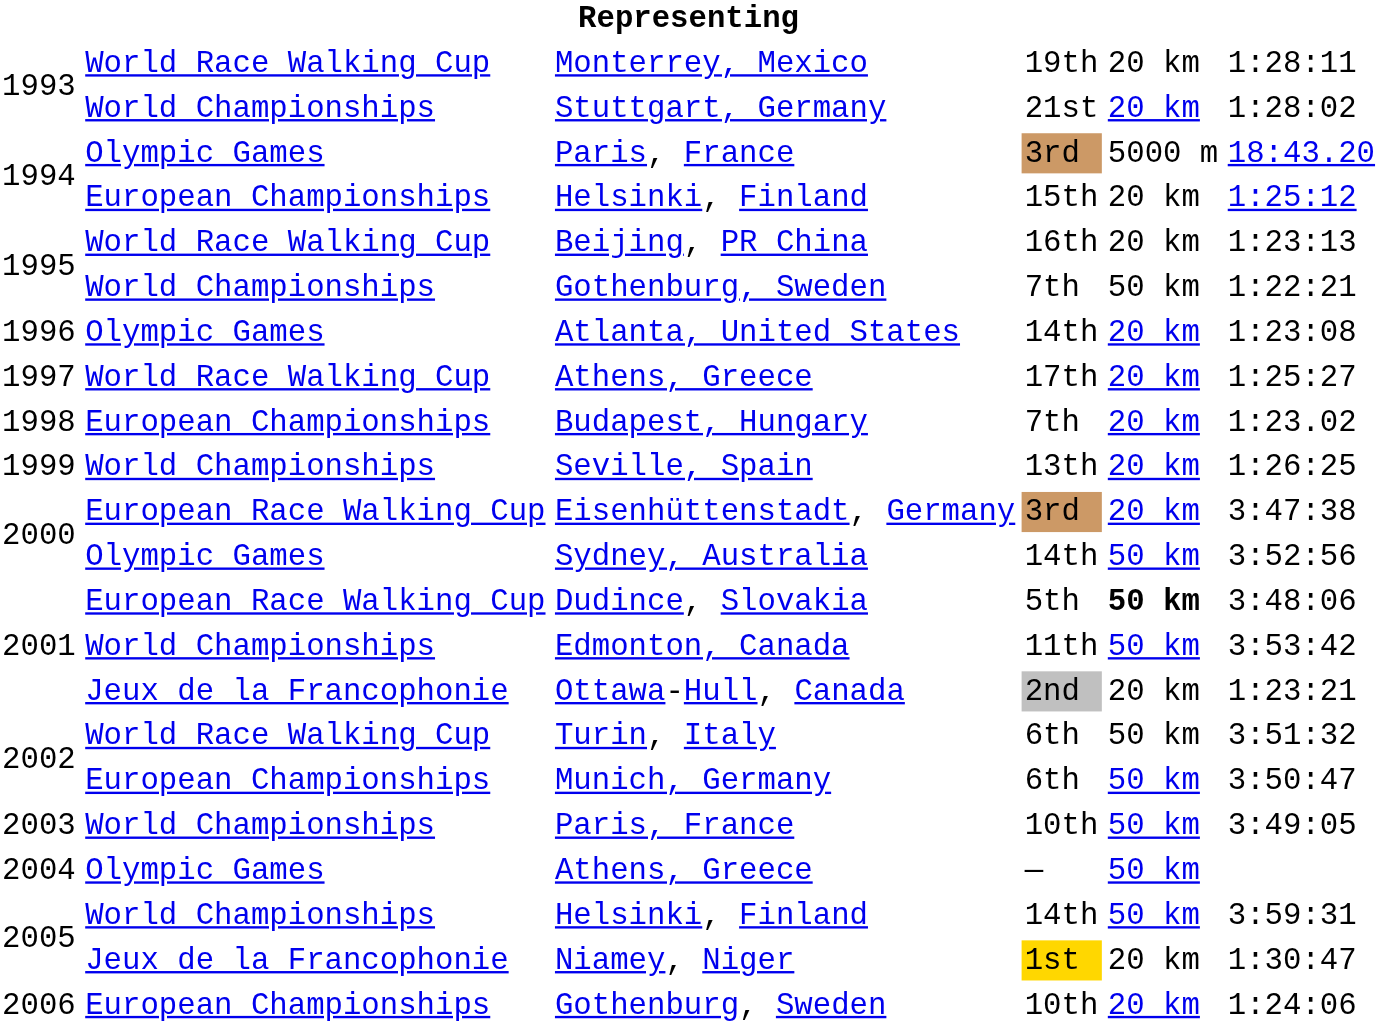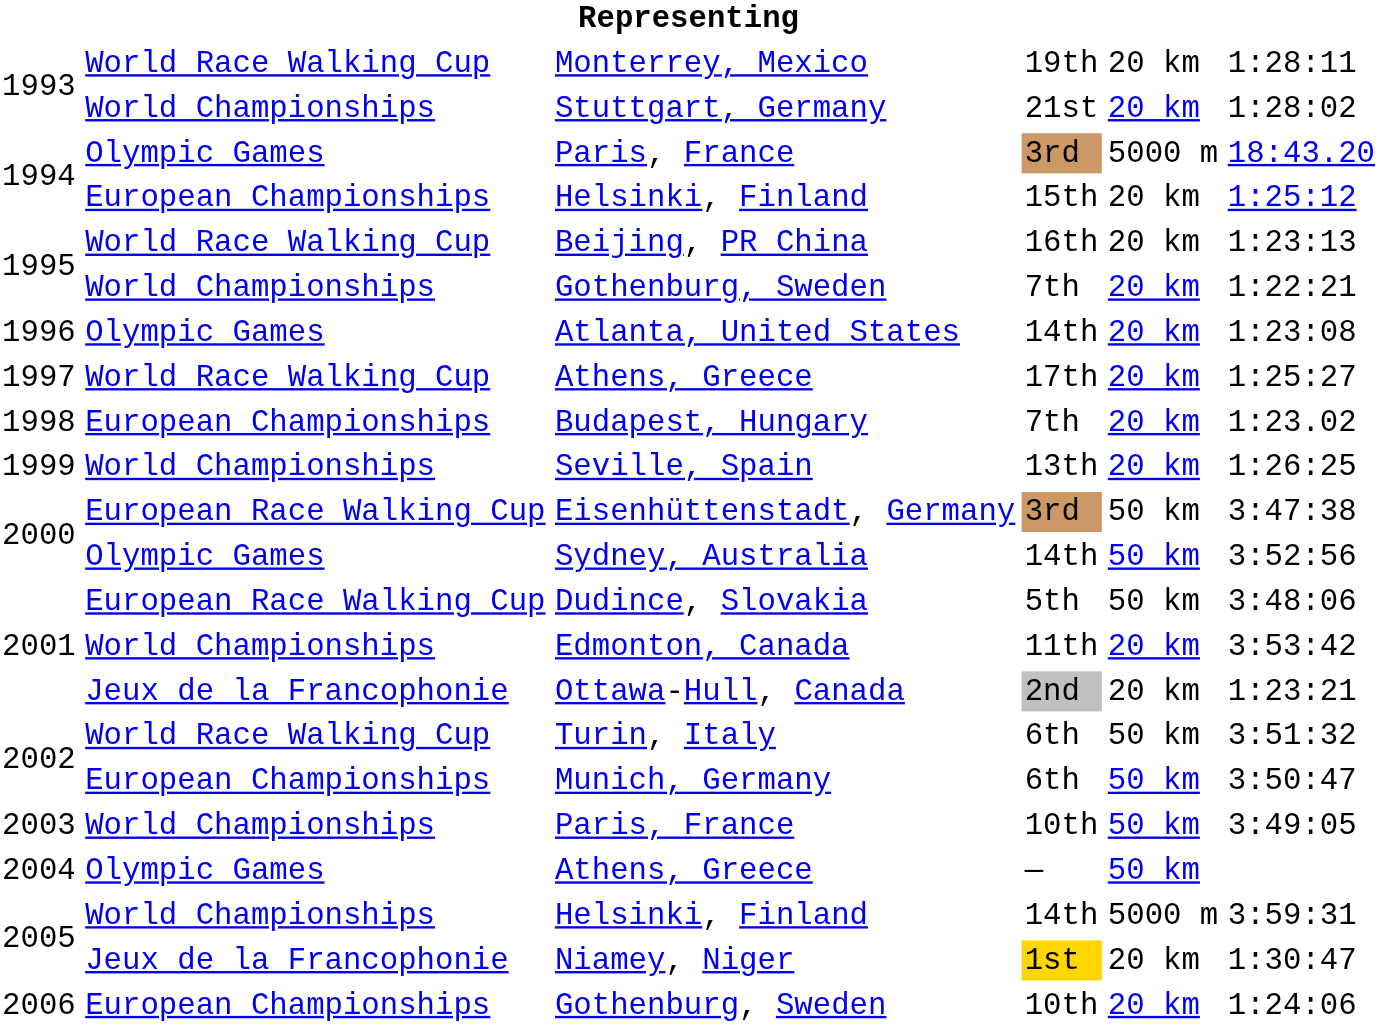(1154, 288) 50 km -> (1154, 288) 20 km
(1154, 512) 20 km -> (1154, 512) 50 km
(1154, 602) bold -> (1154, 602) normal
(1154, 647) 50 km -> (1154, 647) 20 km
(1154, 916) 50 km -> (1163, 916) 5000 m
